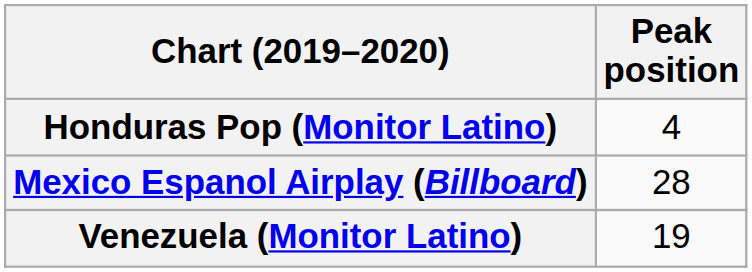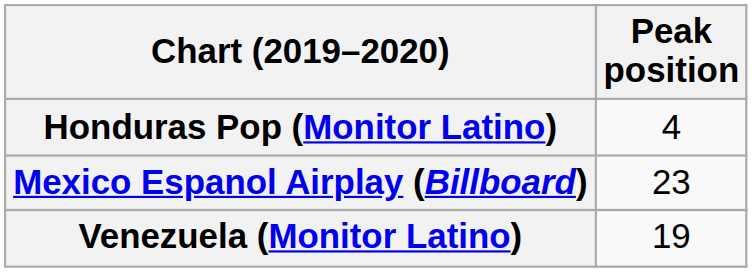(671, 182) 28 -> (671, 182) 23
